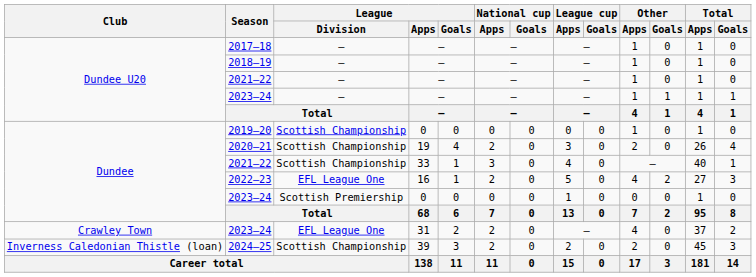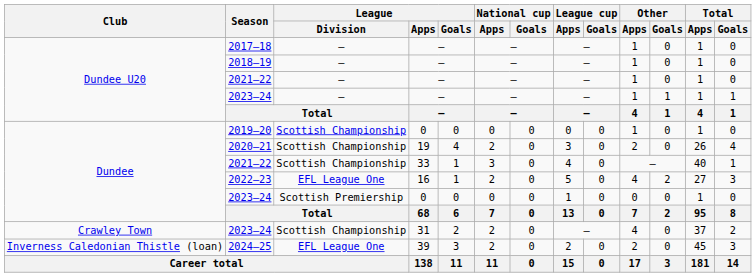(341, 230) EFL League One -> (341, 230) Scottish Championship
(341, 247) Scottish Championship -> (341, 247) EFL League One
